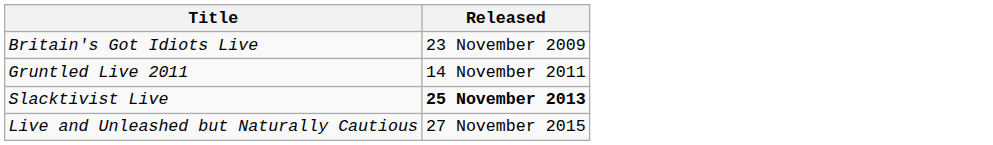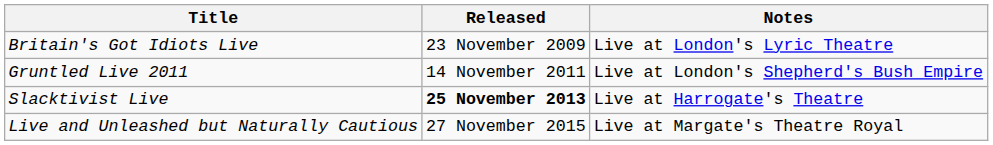+ column: (788, 18)
